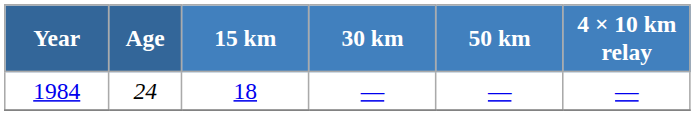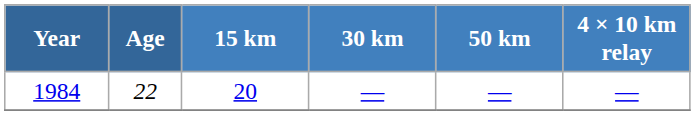(145, 90) 24 -> (145, 90) 22
(245, 90) 18 -> (245, 90) 20
